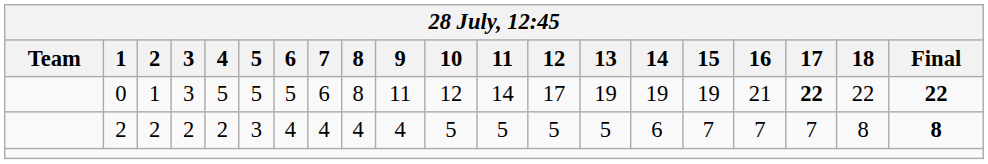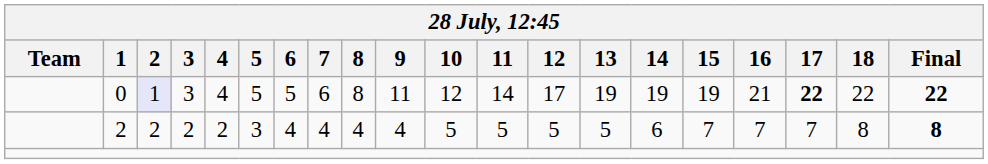(155, 93) no background -> (155, 93) lavender background
(223, 93) 5 -> (223, 93) 4
